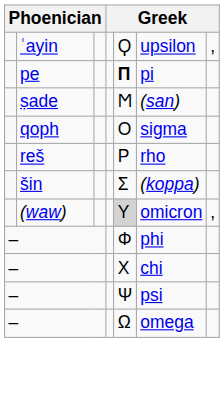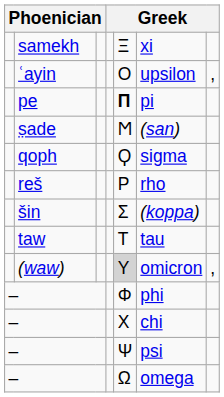+ row: (9, 46)
(124, 46) Ϙ -> (124, 74) Ο
(124, 129) Ο -> (124, 157) Ϙ
+ row: (9, 240)
